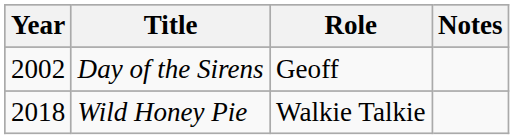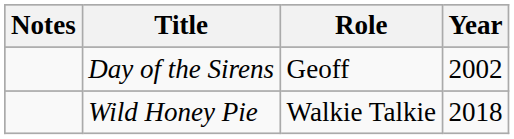columns swapped: (38, 25) <-> (470, 25)
